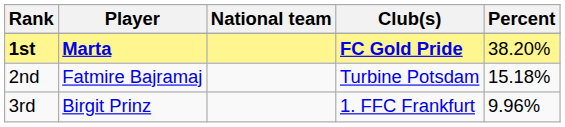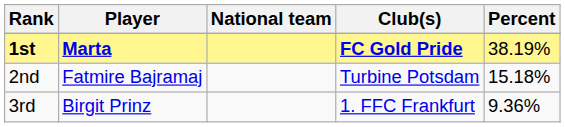(519, 48) 38.20% -> (519, 48) 38.19%
(514, 106) 9.96% -> (514, 106) 9.36%
